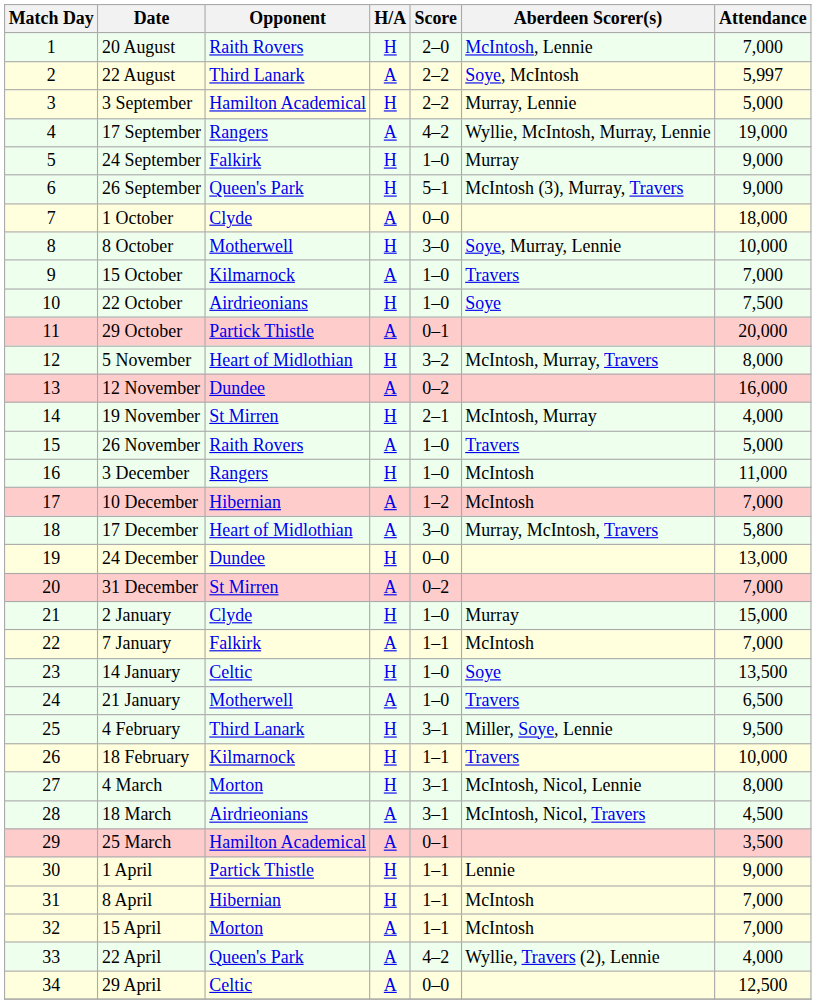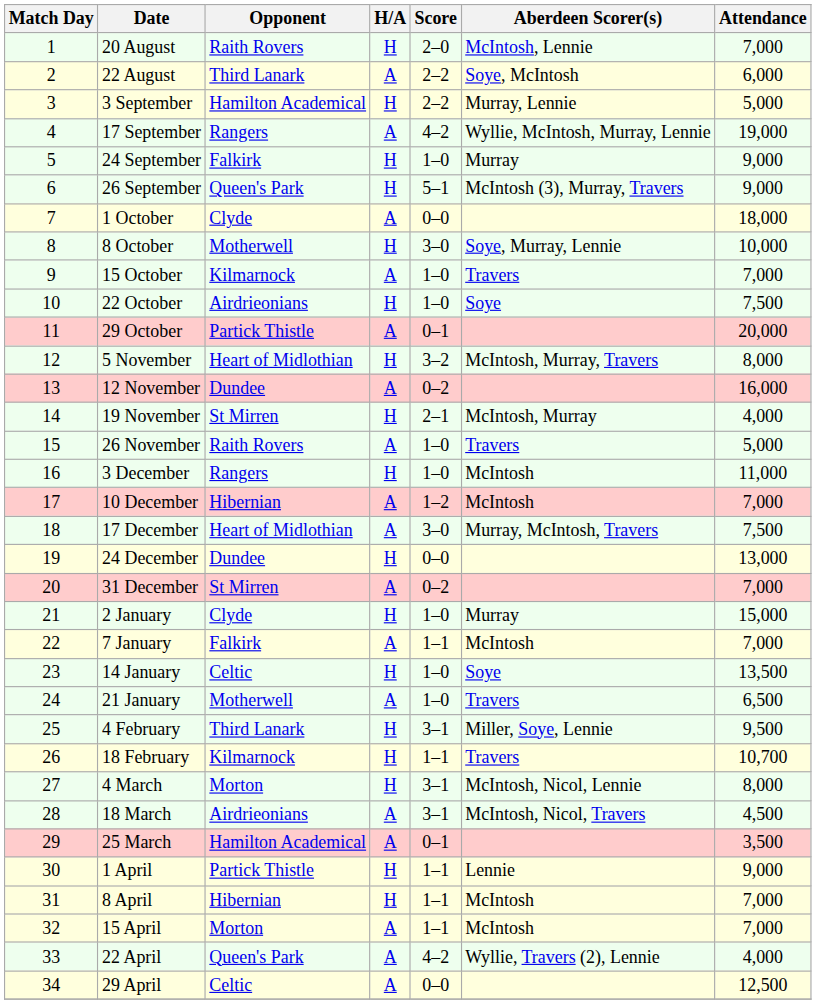(763, 75) 5,997 -> (763, 75) 6,000
(763, 530) 5,800 -> (763, 530) 7,500
(763, 757) 10,000 -> (763, 757) 10,700
